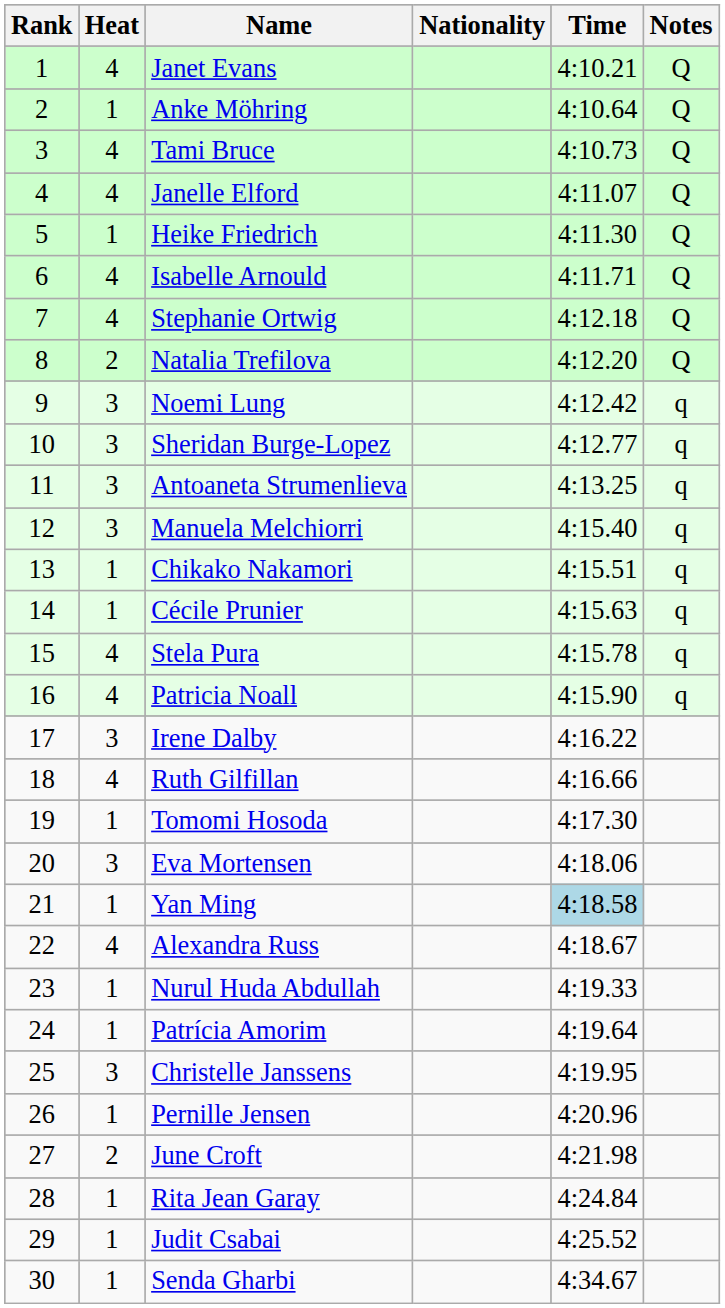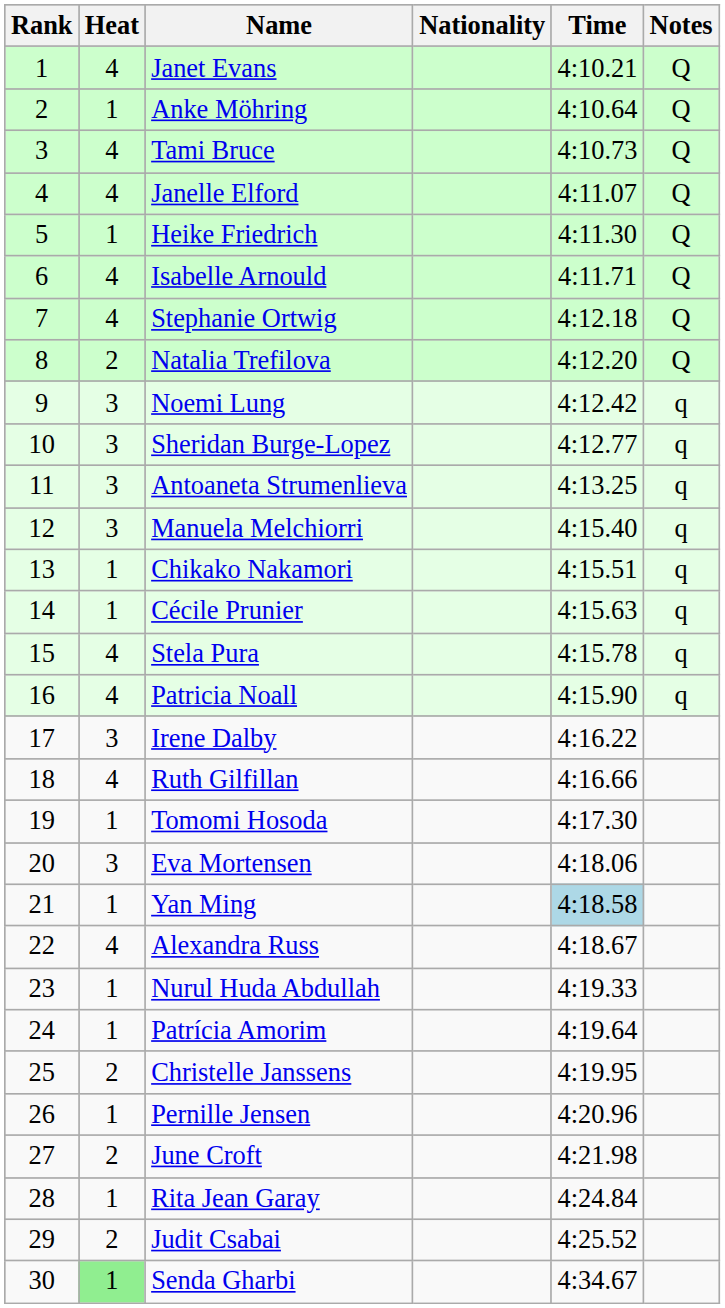(112, 1072) 3 -> (112, 1072) 2
(112, 1239) 1 -> (112, 1239) 2
(112, 1281) no background -> (112, 1281) lightgreen background
